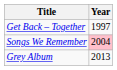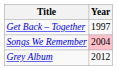(101, 57) 2013 -> (101, 57) 2012
